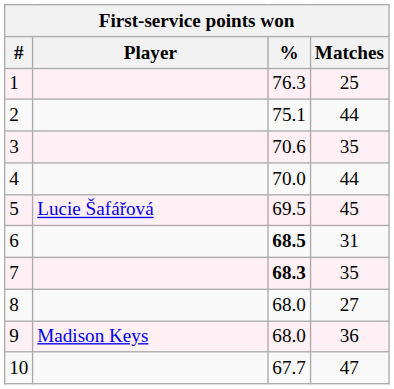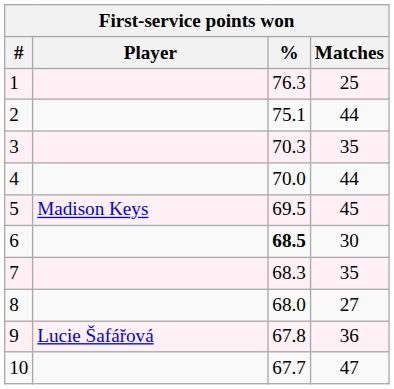(289, 147) 70.6 -> (289, 147) 70.3
(95, 210) Lucie Šafářová -> (93, 210) Madison Keys
(349, 241) 31 -> (349, 241) 30
(289, 273) bold -> (289, 273) normal
(93, 336) Madison Keys -> (95, 336) Lucie Šafářová
(289, 336) 68.0 -> (289, 336) 67.8
